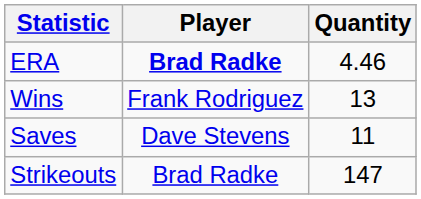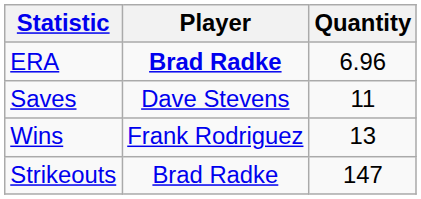(363, 61) 4.46 -> (363, 61) 6.96
rows swapped: (37, 99) <-> (43, 136)
